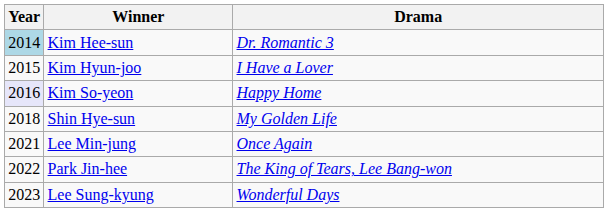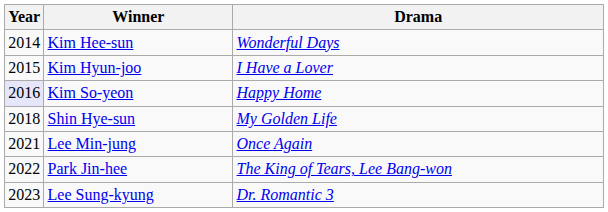(24, 42) lightblue background -> (24, 42) no background
(285, 42) Dr. Romantic 3 -> (288, 42) Wonderful Days
(288, 194) Wonderful Days -> (285, 194) Dr. Romantic 3
